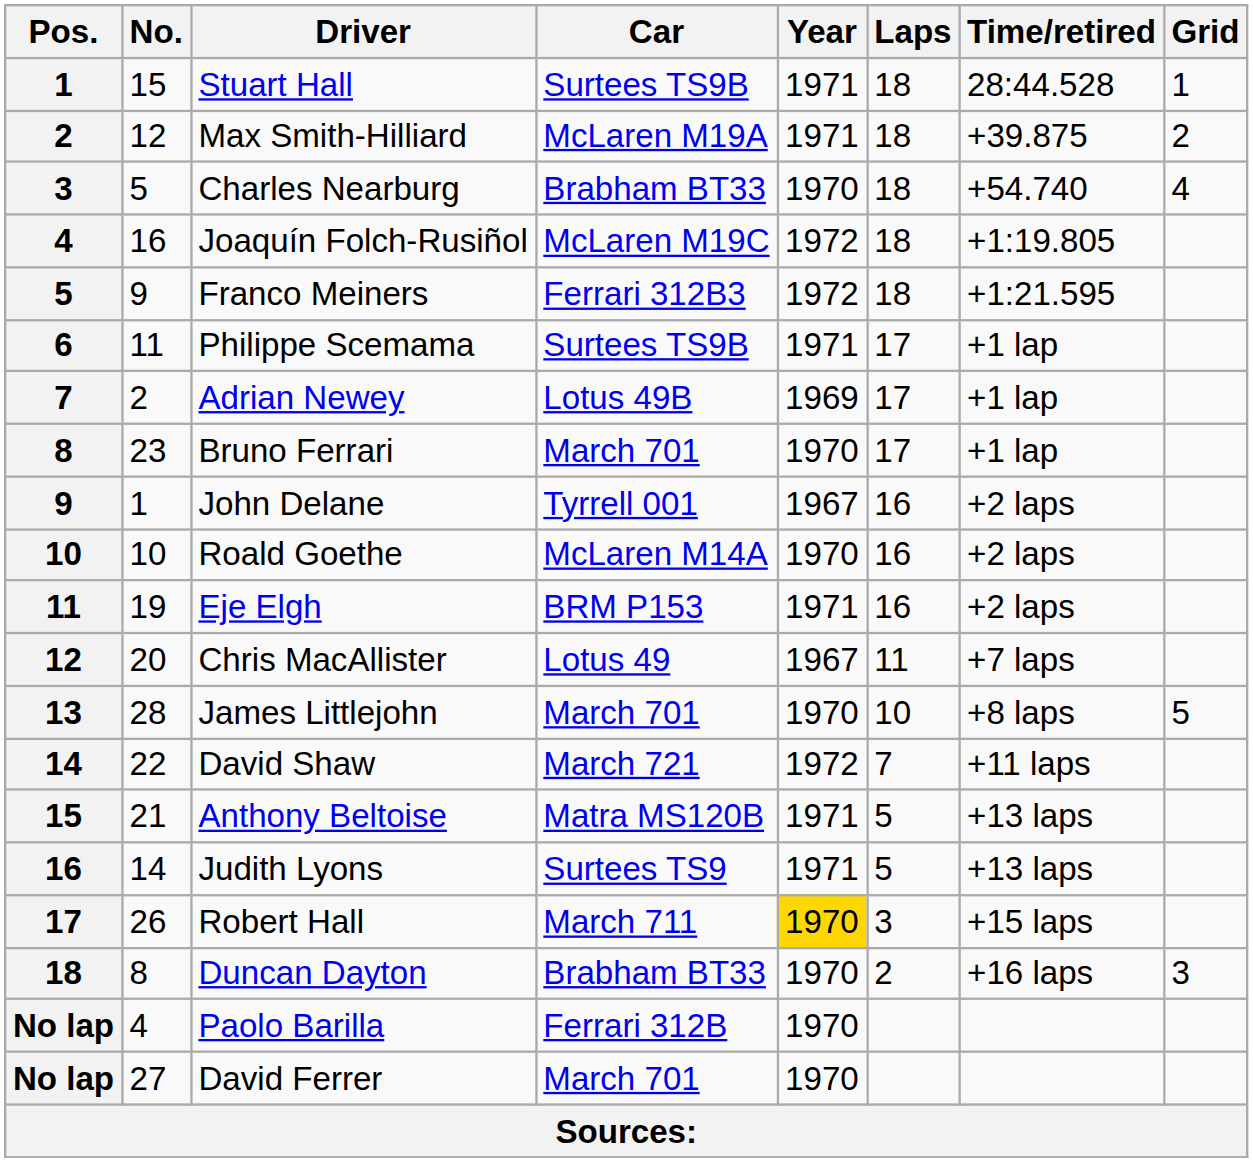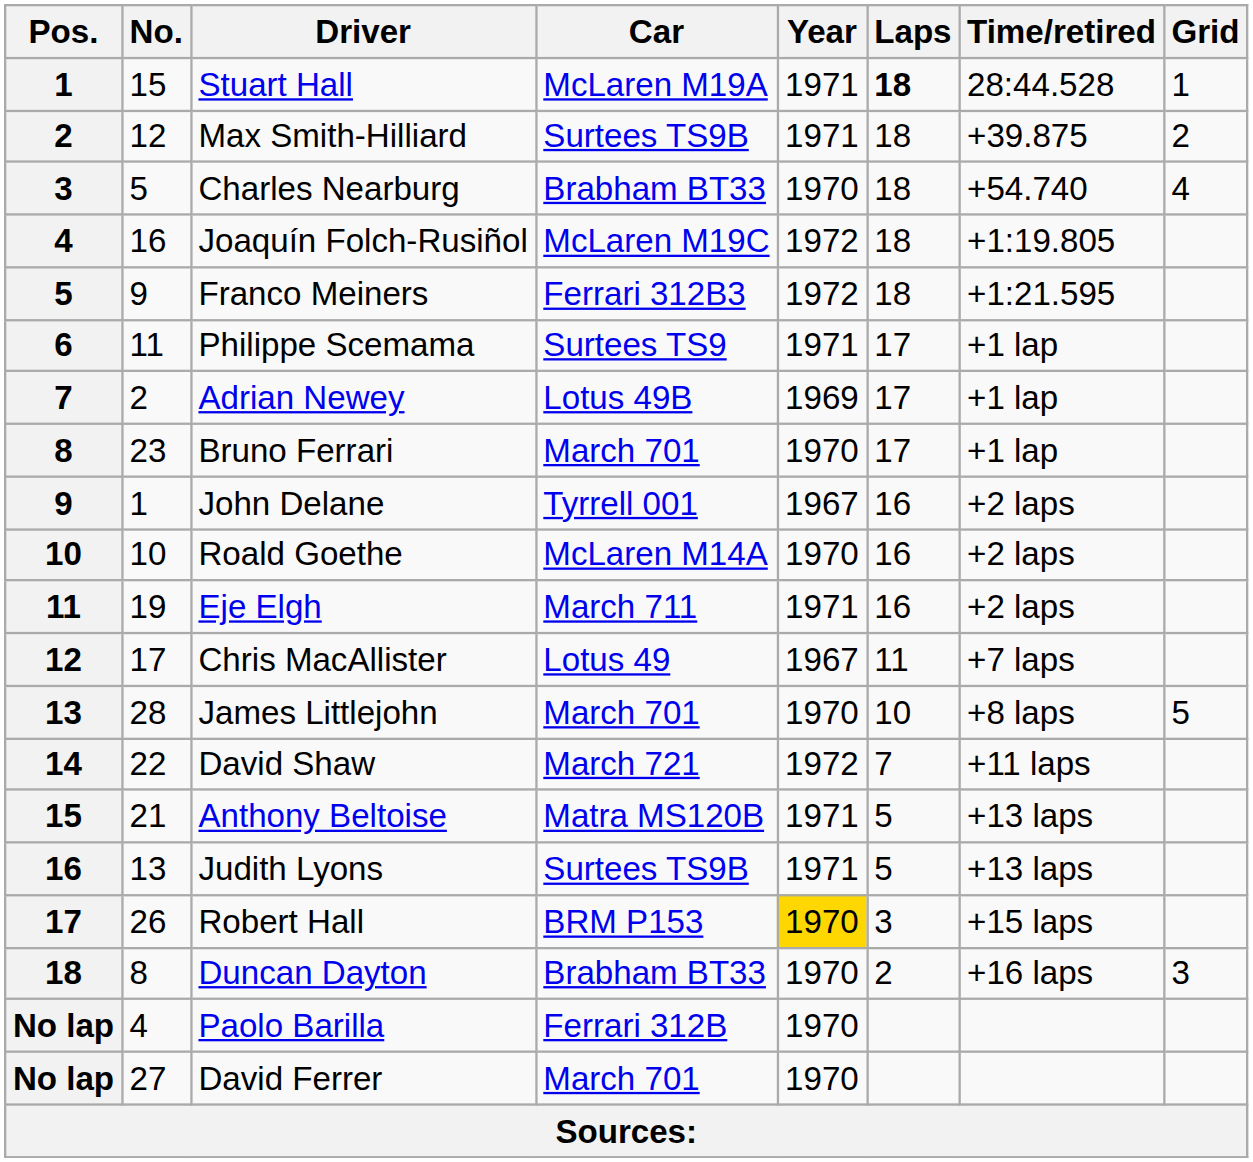(646, 84) Surtees TS9B -> (656, 84) McLaren M19A
(893, 84) normal -> (893, 84) bold
(656, 136) McLaren M19A -> (646, 136) Surtees TS9B
(646, 346) Surtees TS9B -> (635, 346) Surtees TS9
(623, 607) BRM P153 -> (620, 607) March 711
(148, 660) 20 -> (148, 660) 17
(148, 869) 14 -> (148, 869) 13
(635, 869) Surtees TS9 -> (646, 869) Surtees TS9B
(620, 921) March 711 -> (623, 921) BRM P153
